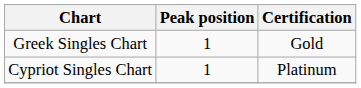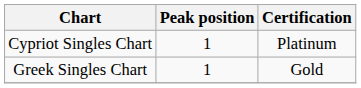rows swapped: (80, 43) <-> (80, 69)
